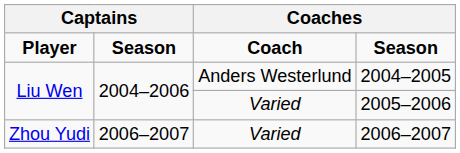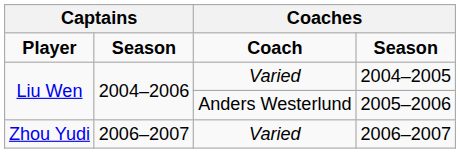(275, 76) Anders Westerlund -> (275, 76) Varied
(275, 104) Varied -> (275, 104) Anders Westerlund
